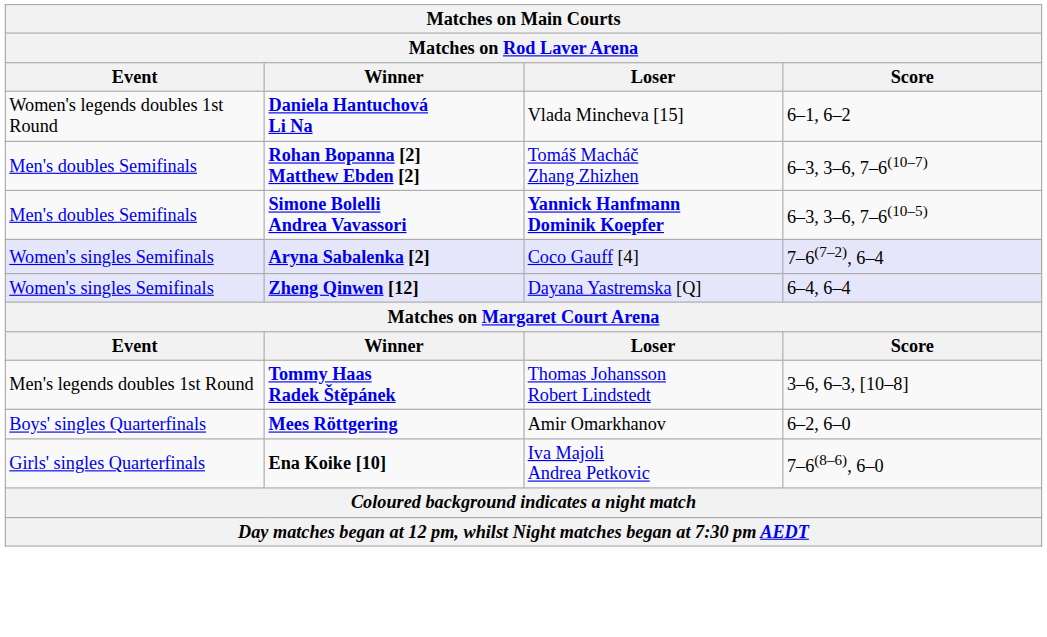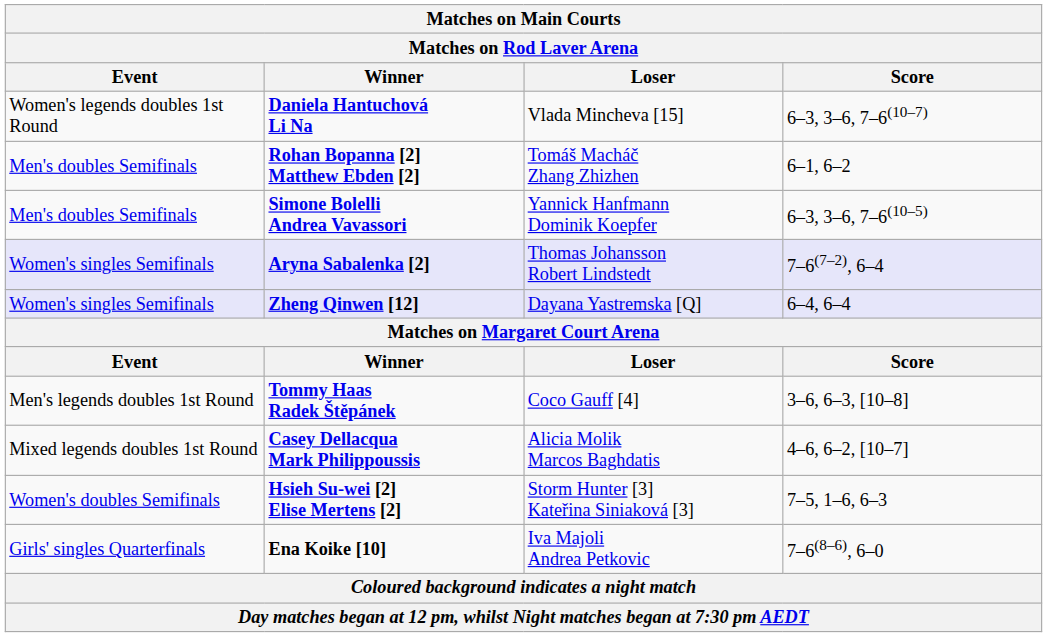(819, 116) 6–1, 6–2 -> (857, 115) 6–3, 3–6, 7–6(10–7)
(857, 165) 6–3, 3–6, 7–6(10–7) -> (819, 165) 6–1, 6–2
(604, 214) bold -> (598, 214) normal
(583, 256) Coco Gauff [4] -> (597, 264) Thomas Johansson Robert Lindstedt
(597, 384) Thomas Johansson Robert Lindstedt -> (583, 400) Coco Gauff [4]
+ row: (344, 450)
+ row: (335, 499)
- row: (333, 424)
